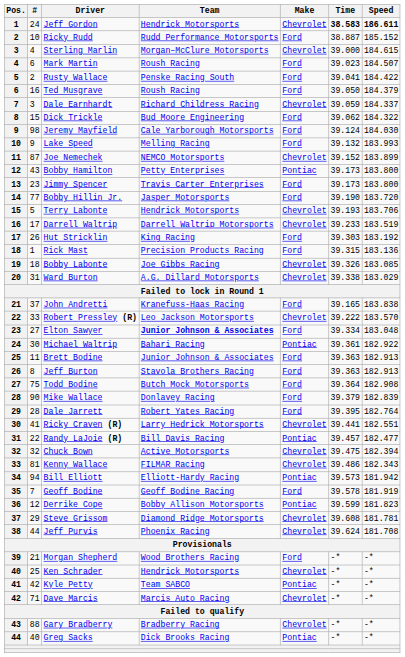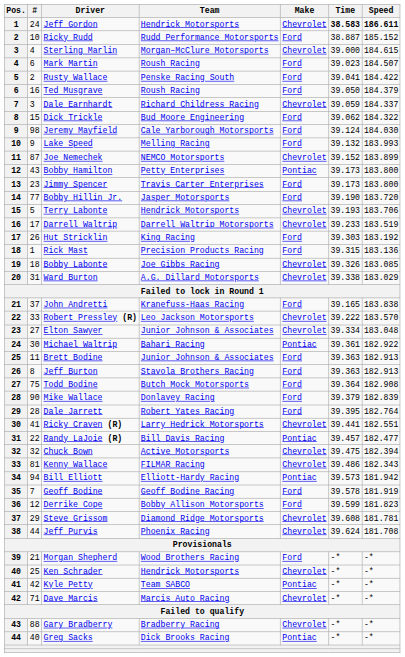(207, 331) bold -> (207, 331) normal
(292, 331) Ford -> (304, 331) Chevrolet
(300, 505) Pontiac -> (292, 505) Ford
